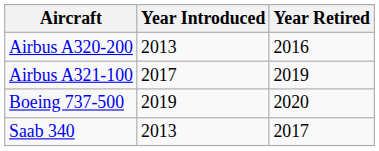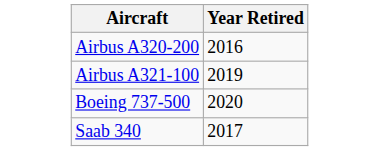- column: (203, 18)
